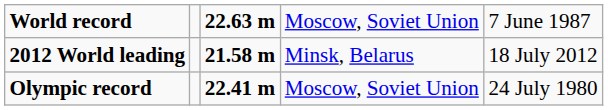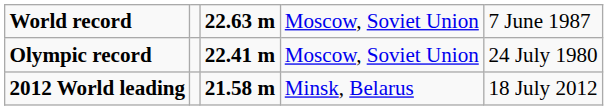rows swapped: (81, 88) <-> (97, 54)
